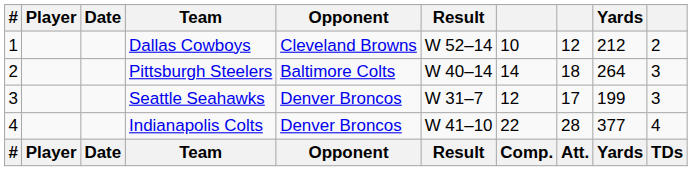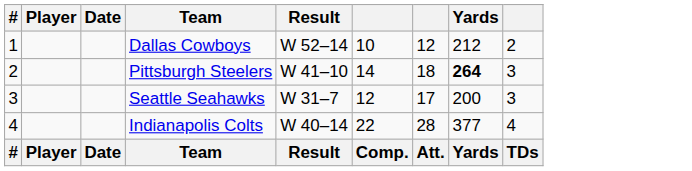- column: (348, 17)
(459, 71) W 40–14 -> (314, 71) W 41–10
(611, 71) normal -> (467, 71) bold
(611, 98) 199 -> (467, 98) 200
(459, 125) W 41–10 -> (314, 125) W 40–14
